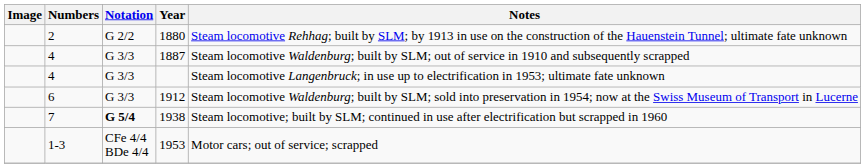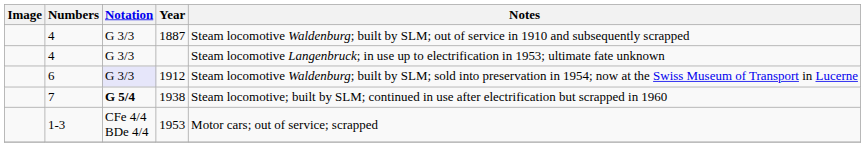- row: (51, 35)
(120, 96) no background -> (120, 76) lavender background
